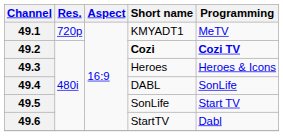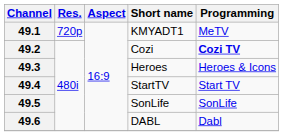(143, 49) bold -> (142, 49) normal
(145, 85) DABL -> (150, 85) StartTV
(218, 85) SonLife -> (219, 85) Start TV
(219, 103) Start TV -> (218, 103) SonLife
(150, 121) StartTV -> (145, 121) DABL
